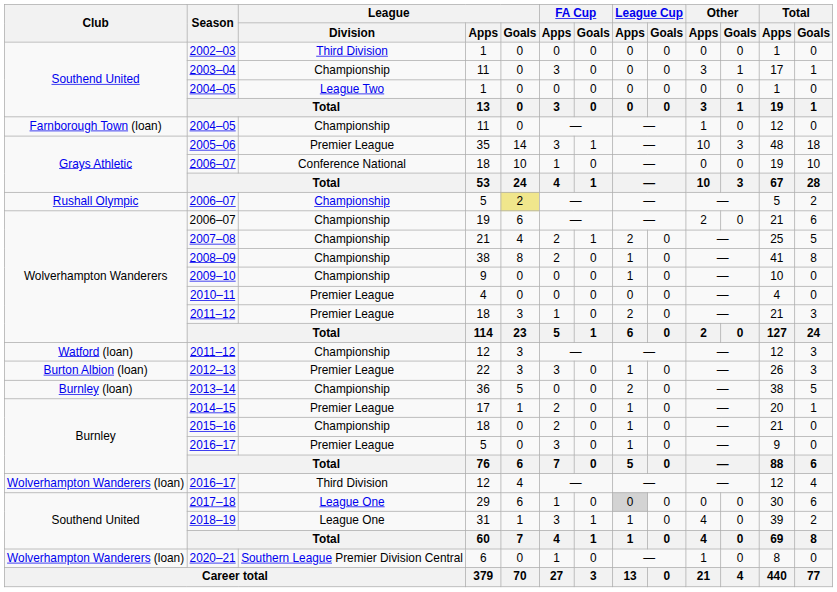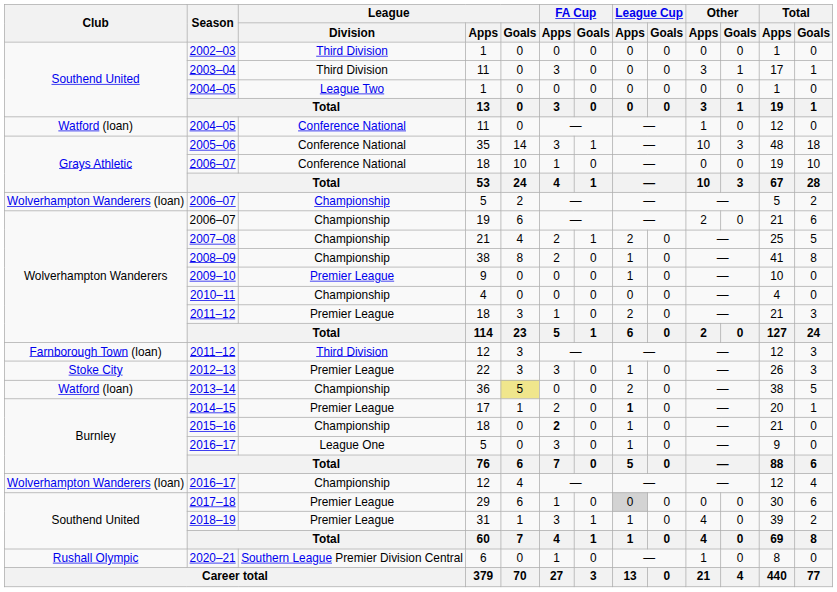(352, 70) Championship -> (352, 70) Third Division
(96, 126) Farnborough Town (loan) -> (96, 126) Watford (loan)
(352, 126) Championship -> (352, 126) Conference National
(352, 145) Premier League -> (352, 145) Conference National
(96, 201) Rushall Olympic -> (96, 201) Wolverhampton Wanderers (loan)
(520, 201) khaki background -> (520, 201) no background
(352, 276) Championship -> (352, 276) Premier League
(352, 295) Premier League -> (352, 295) Championship
(96, 351) Watford (loan) -> (96, 351) Farnborough Town (loan)
(352, 351) Championship -> (352, 351) Third Division
(96, 370) Burton Albion (loan) -> (96, 370) Stoke City
(96, 389) Burnley (loan) -> (96, 389) Watford (loan)
(520, 389) no background -> (520, 389) khaki background
(630, 408) normal -> (630, 408) bold
(557, 426) normal -> (557, 426) bold
(352, 445) Premier League -> (352, 445) League One
(352, 483) Third Division -> (352, 483) Championship
(352, 502) League One -> (352, 502) Premier League
(352, 520) League One -> (352, 520) Premier League
(96, 558) Wolverhampton Wanderers (loan) -> (96, 558) Rushall Olympic
